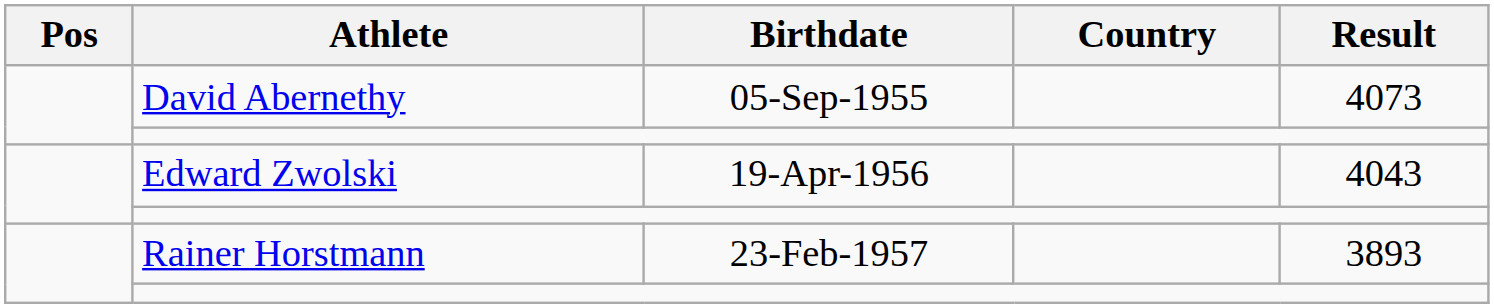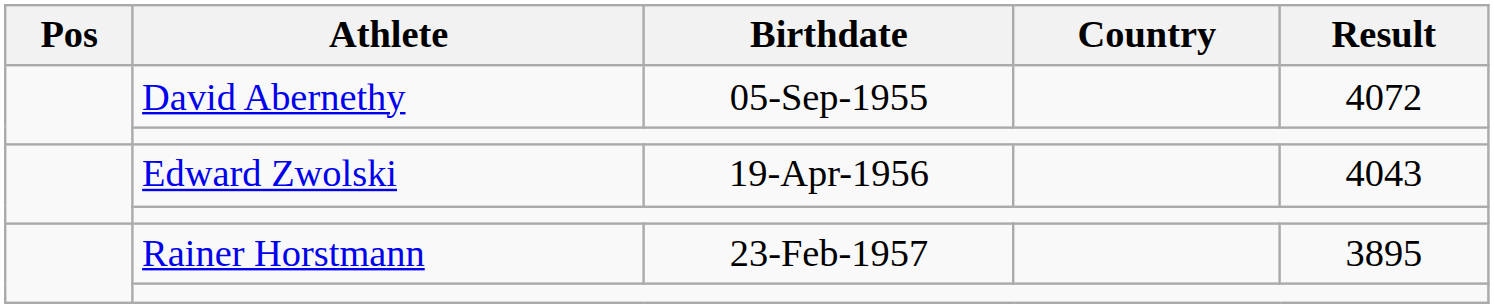(1384, 95) 4073 -> (1384, 95) 4072
(1384, 253) 3893 -> (1384, 253) 3895
